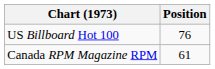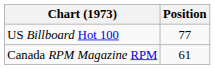(185, 34) 76 -> (185, 34) 77
